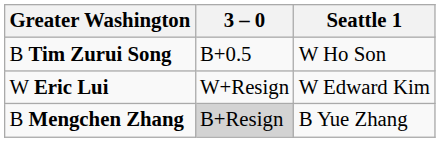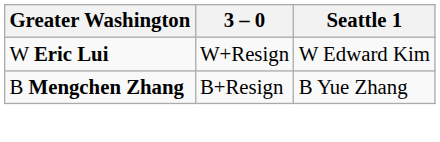- row: (90, 53)
(242, 119) lightgrey background -> (242, 86) no background
